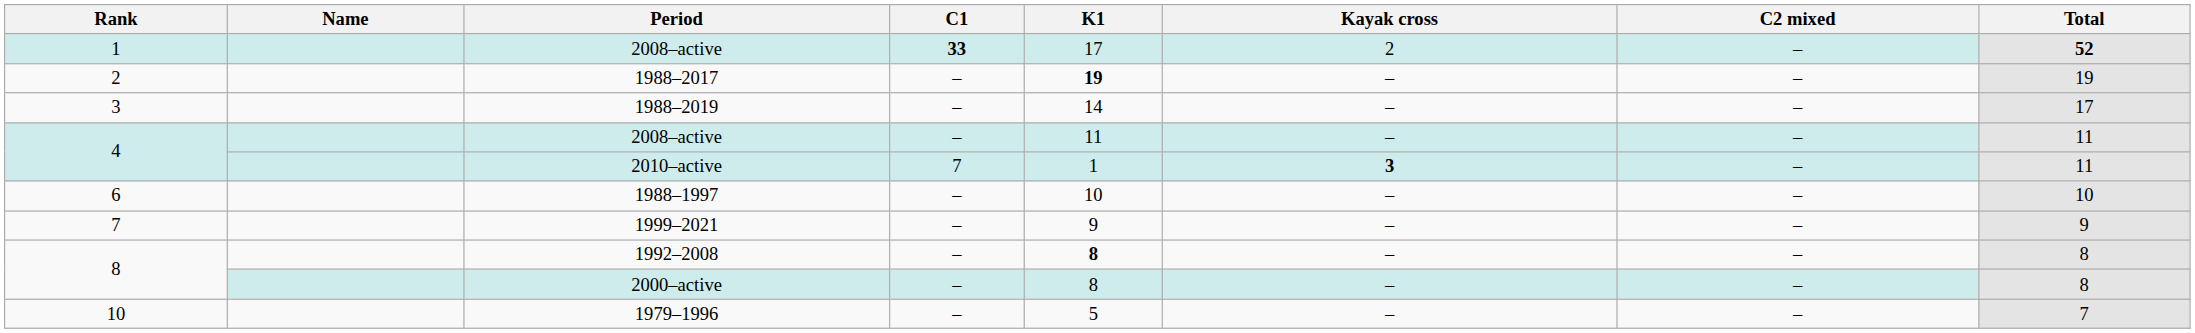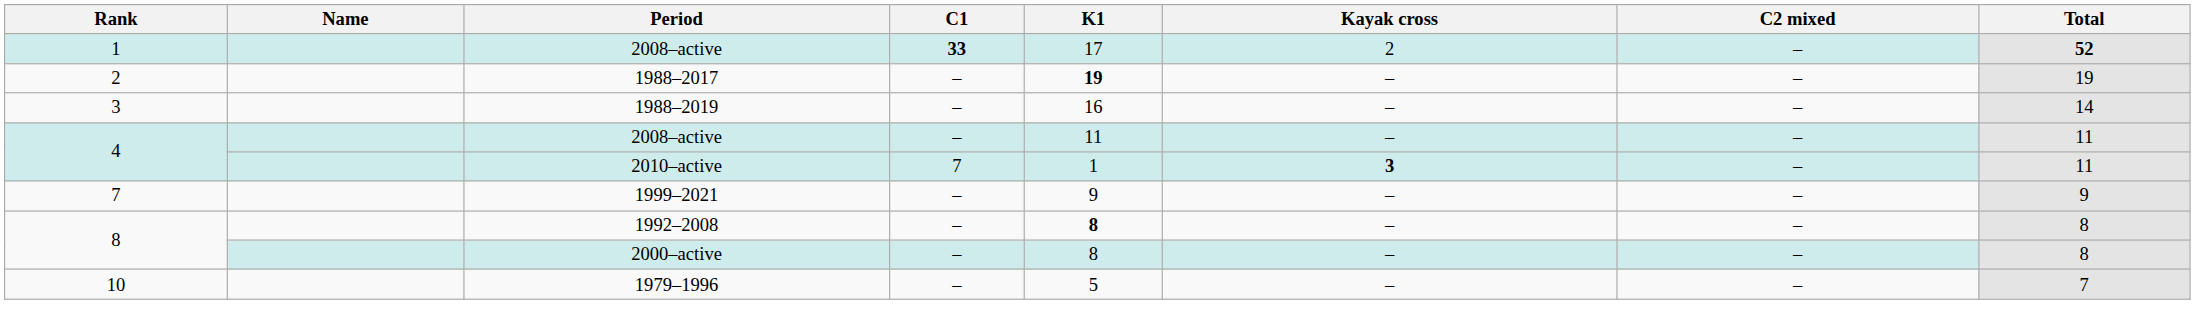(1093, 107) 14 -> (1093, 107) 16
(2084, 107) 17 -> (2084, 107) 14
- row: (116, 195)
